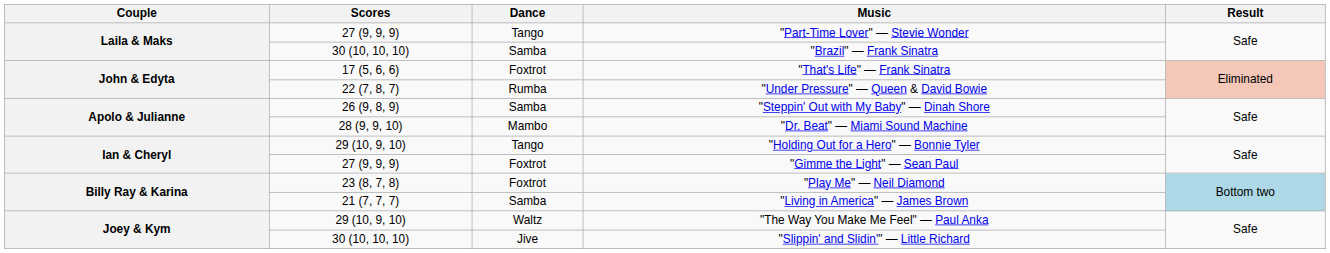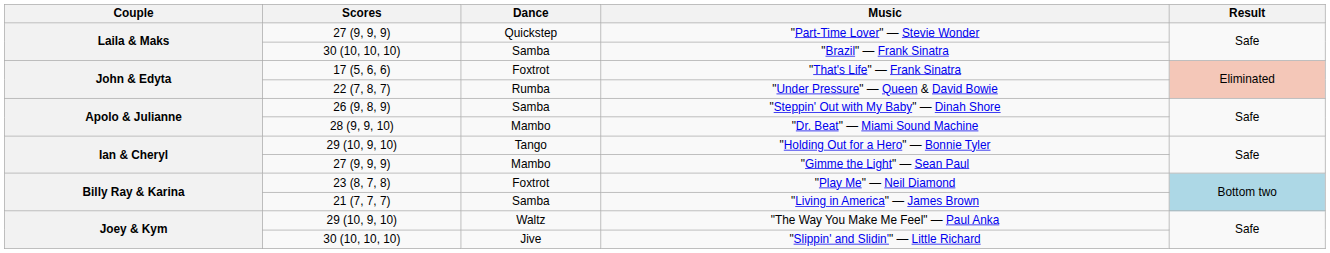(528, 32) Tango -> (531, 32) Quickstep
(528, 164) Foxtrot -> (531, 164) Mambo
